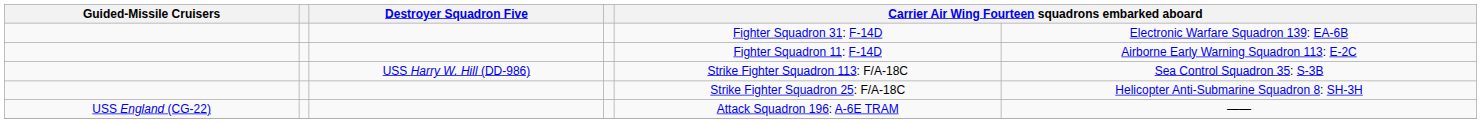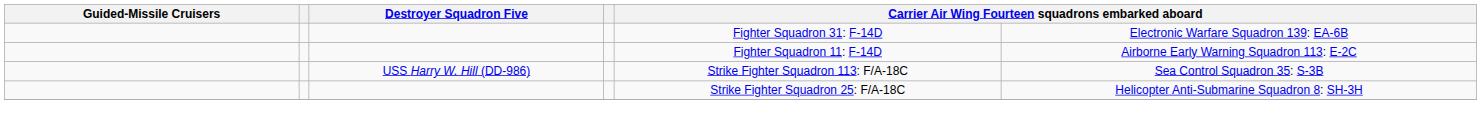- row: (152, 109)
